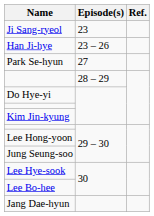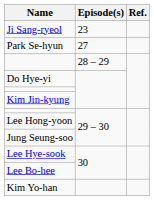- row: (29, 45)
+ row: (32, 187)
- row: (38, 203)
